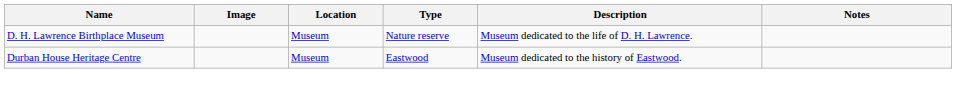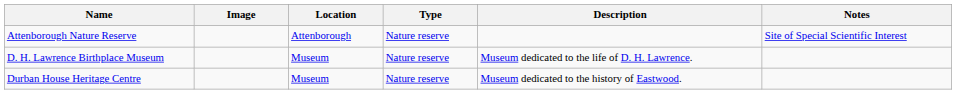+ row: (72, 36)
(407, 57) Eastwood -> (417, 79) Nature reserve
